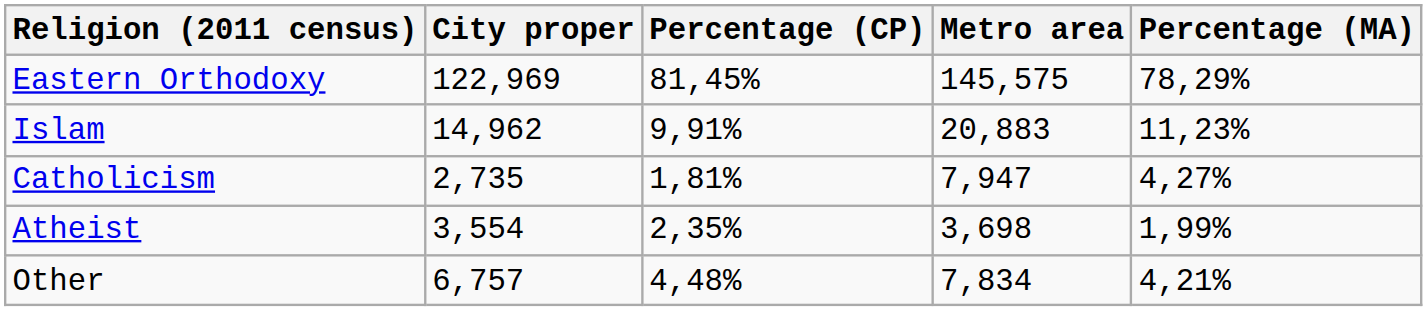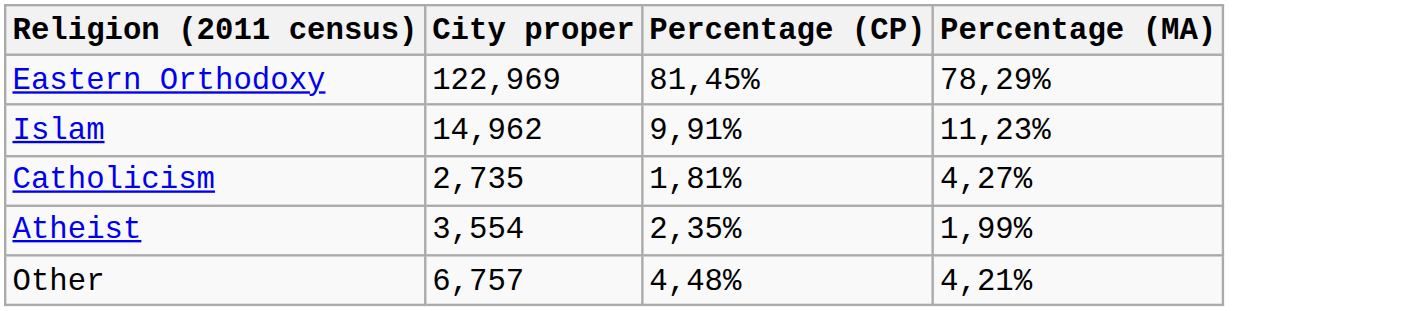- column: (1032, 30)
